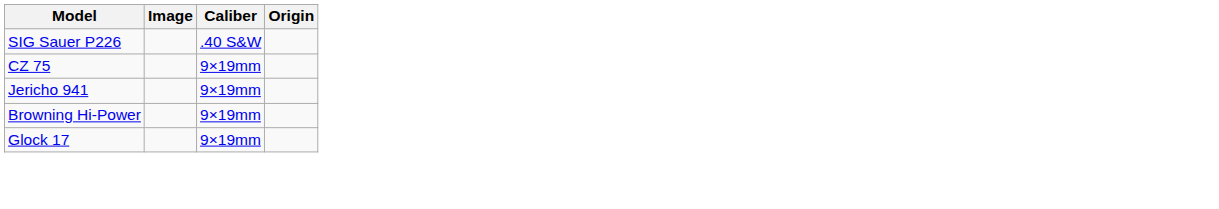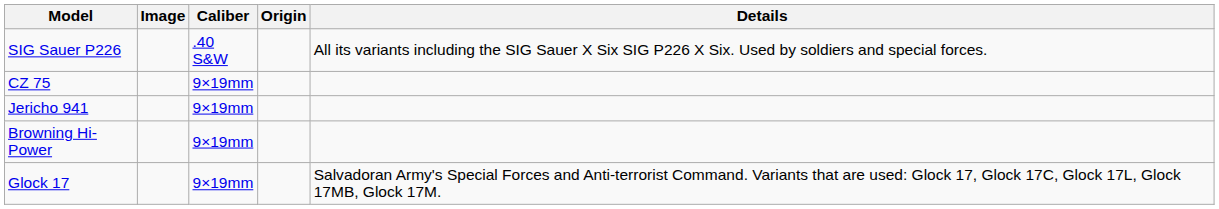+ column: (762, 16)
